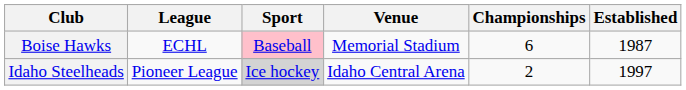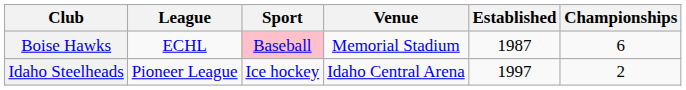columns swapped: (635, 17) <-> (529, 17)
(282, 71) lightgrey background -> (282, 71) no background
